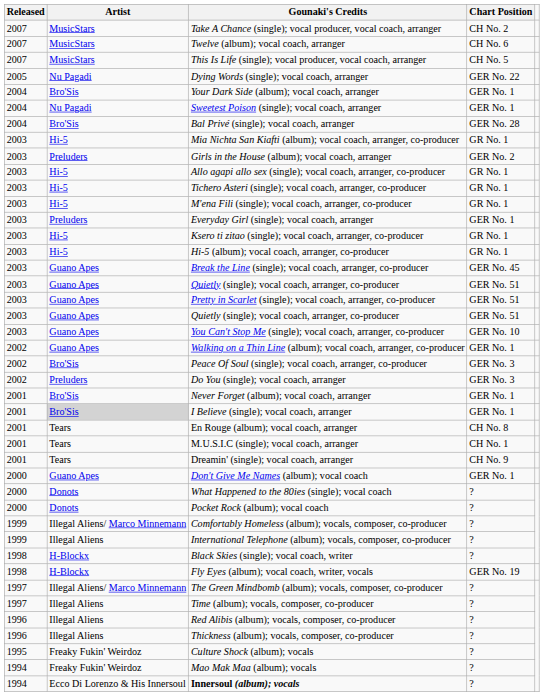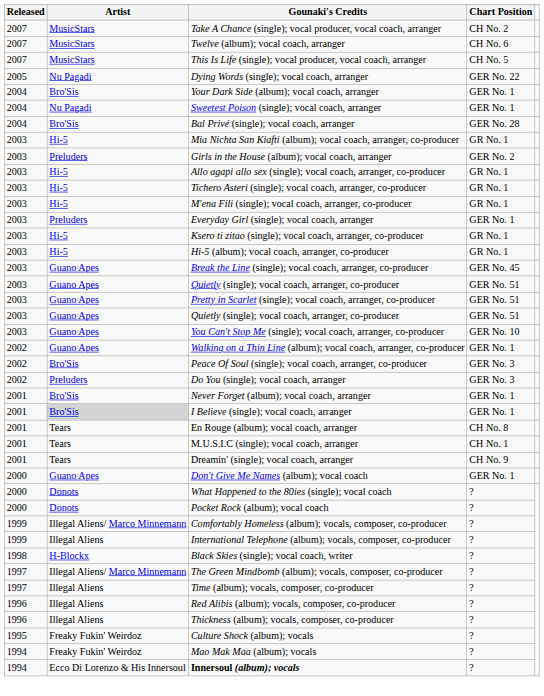- row: (282, 572)
